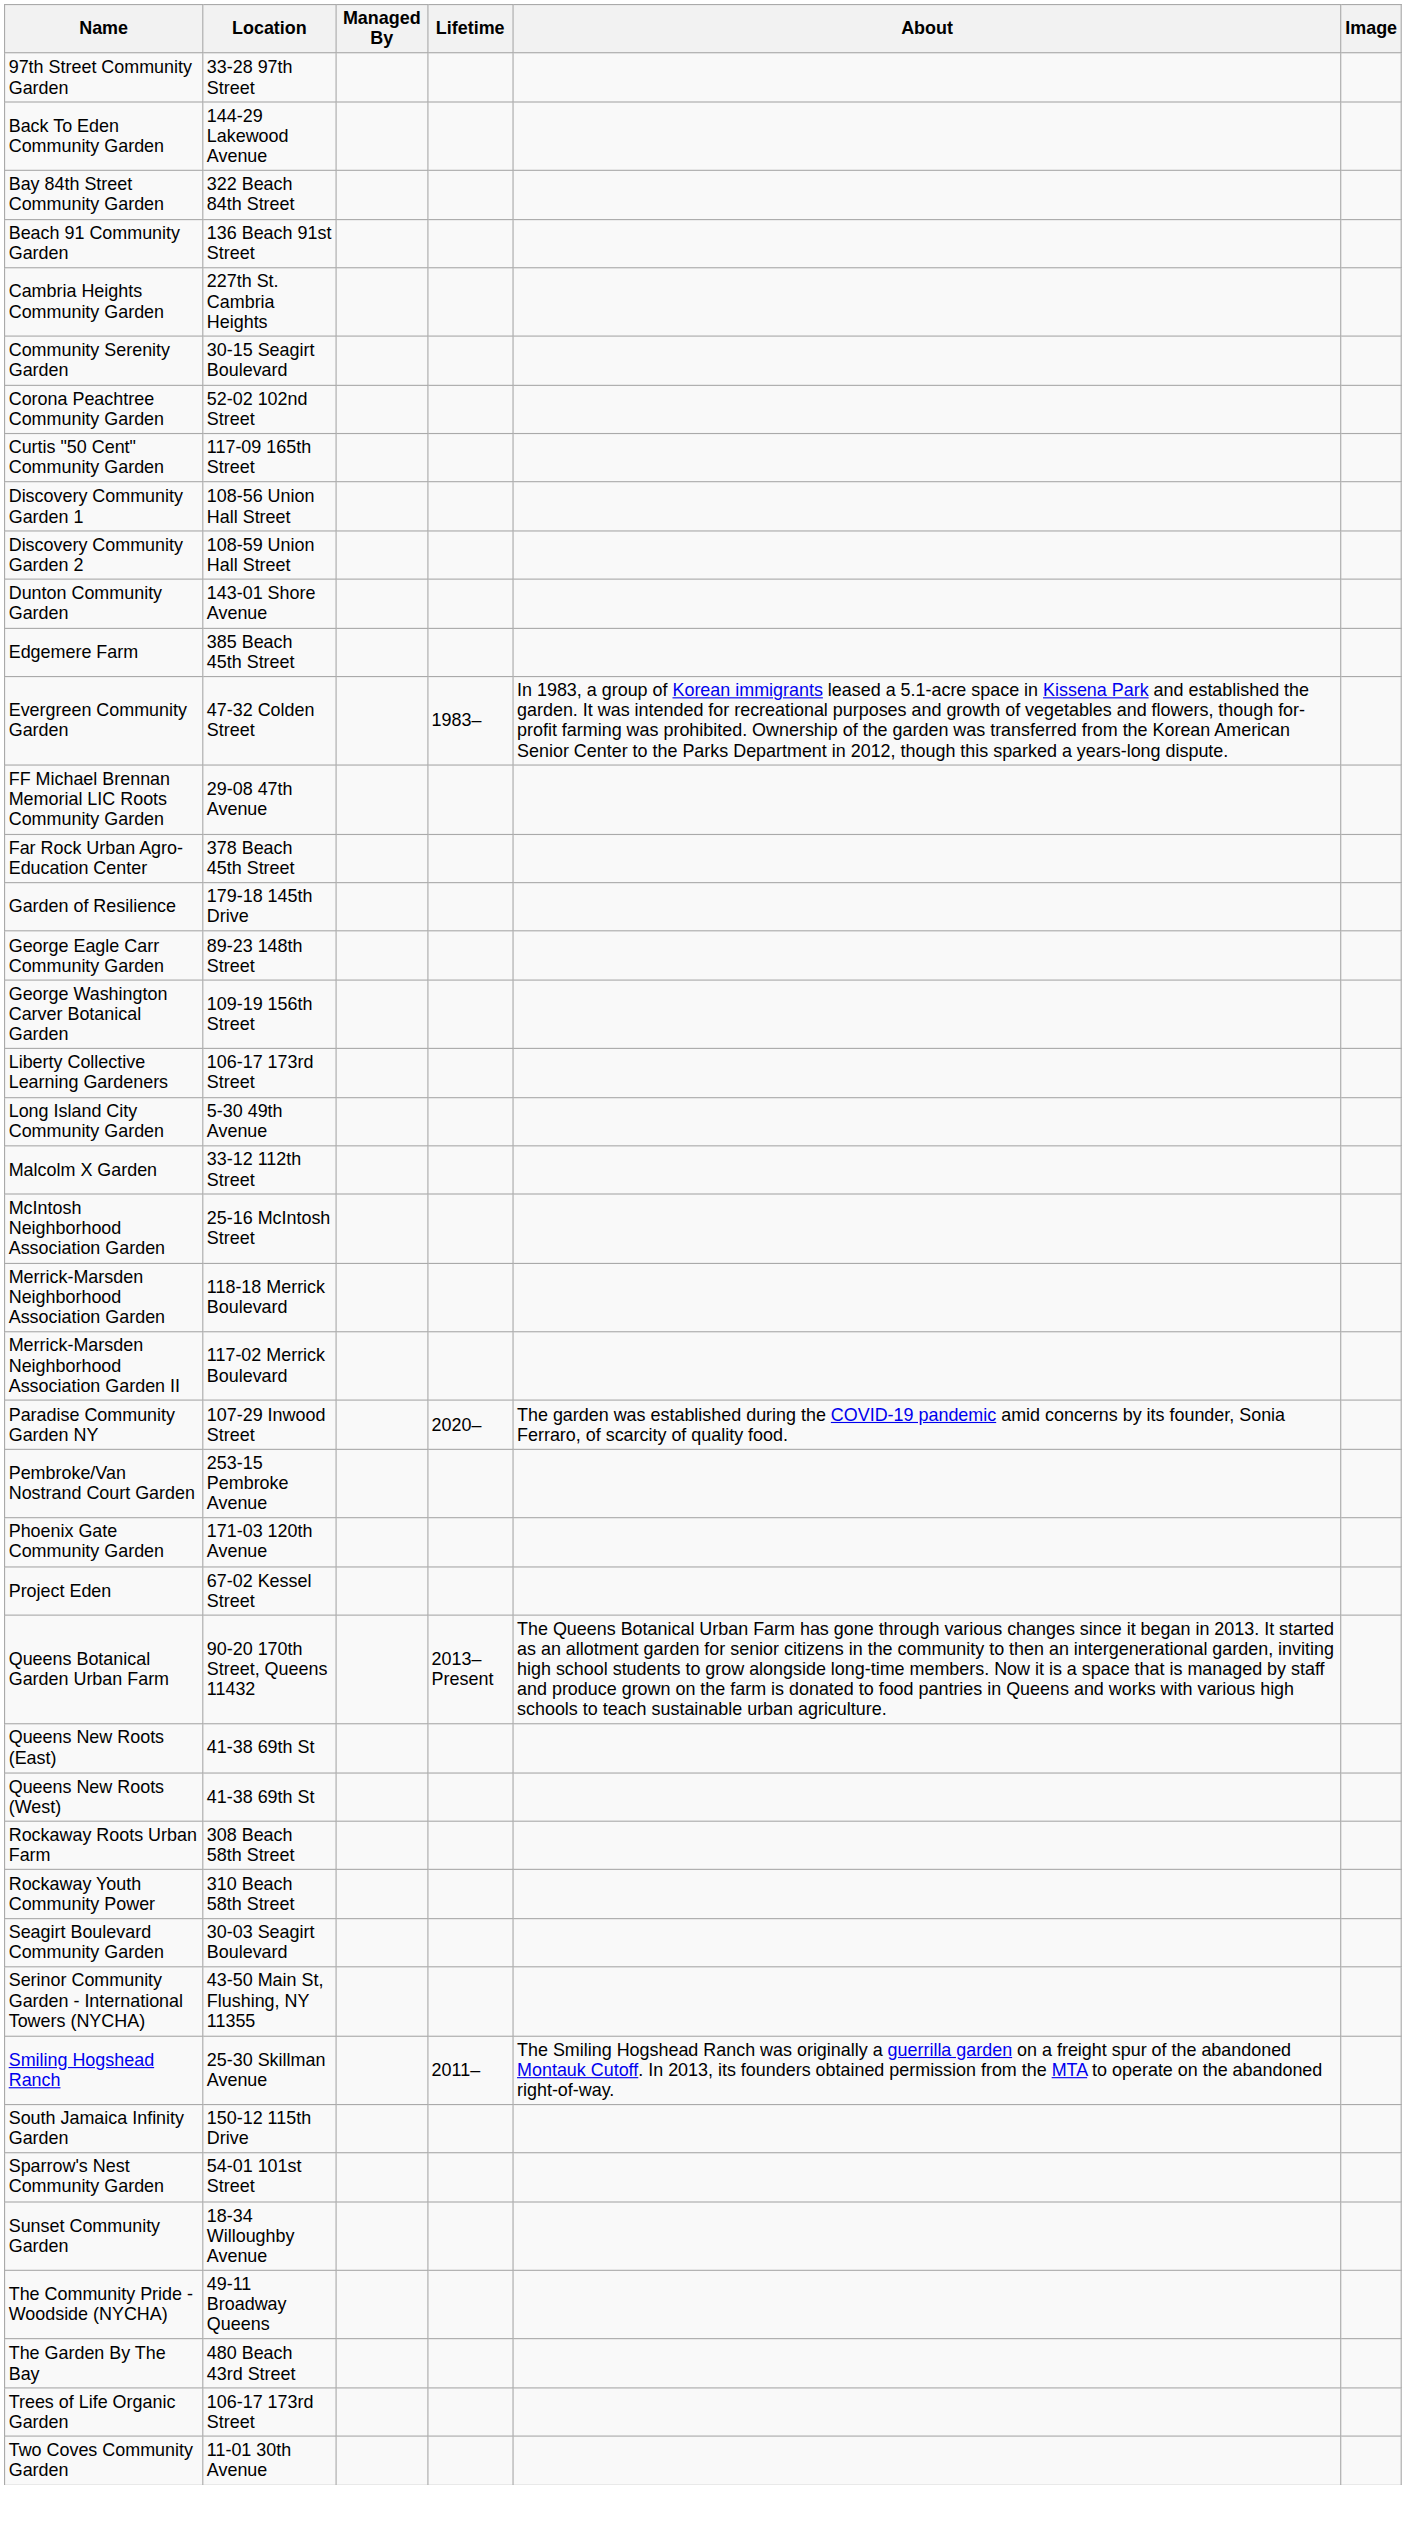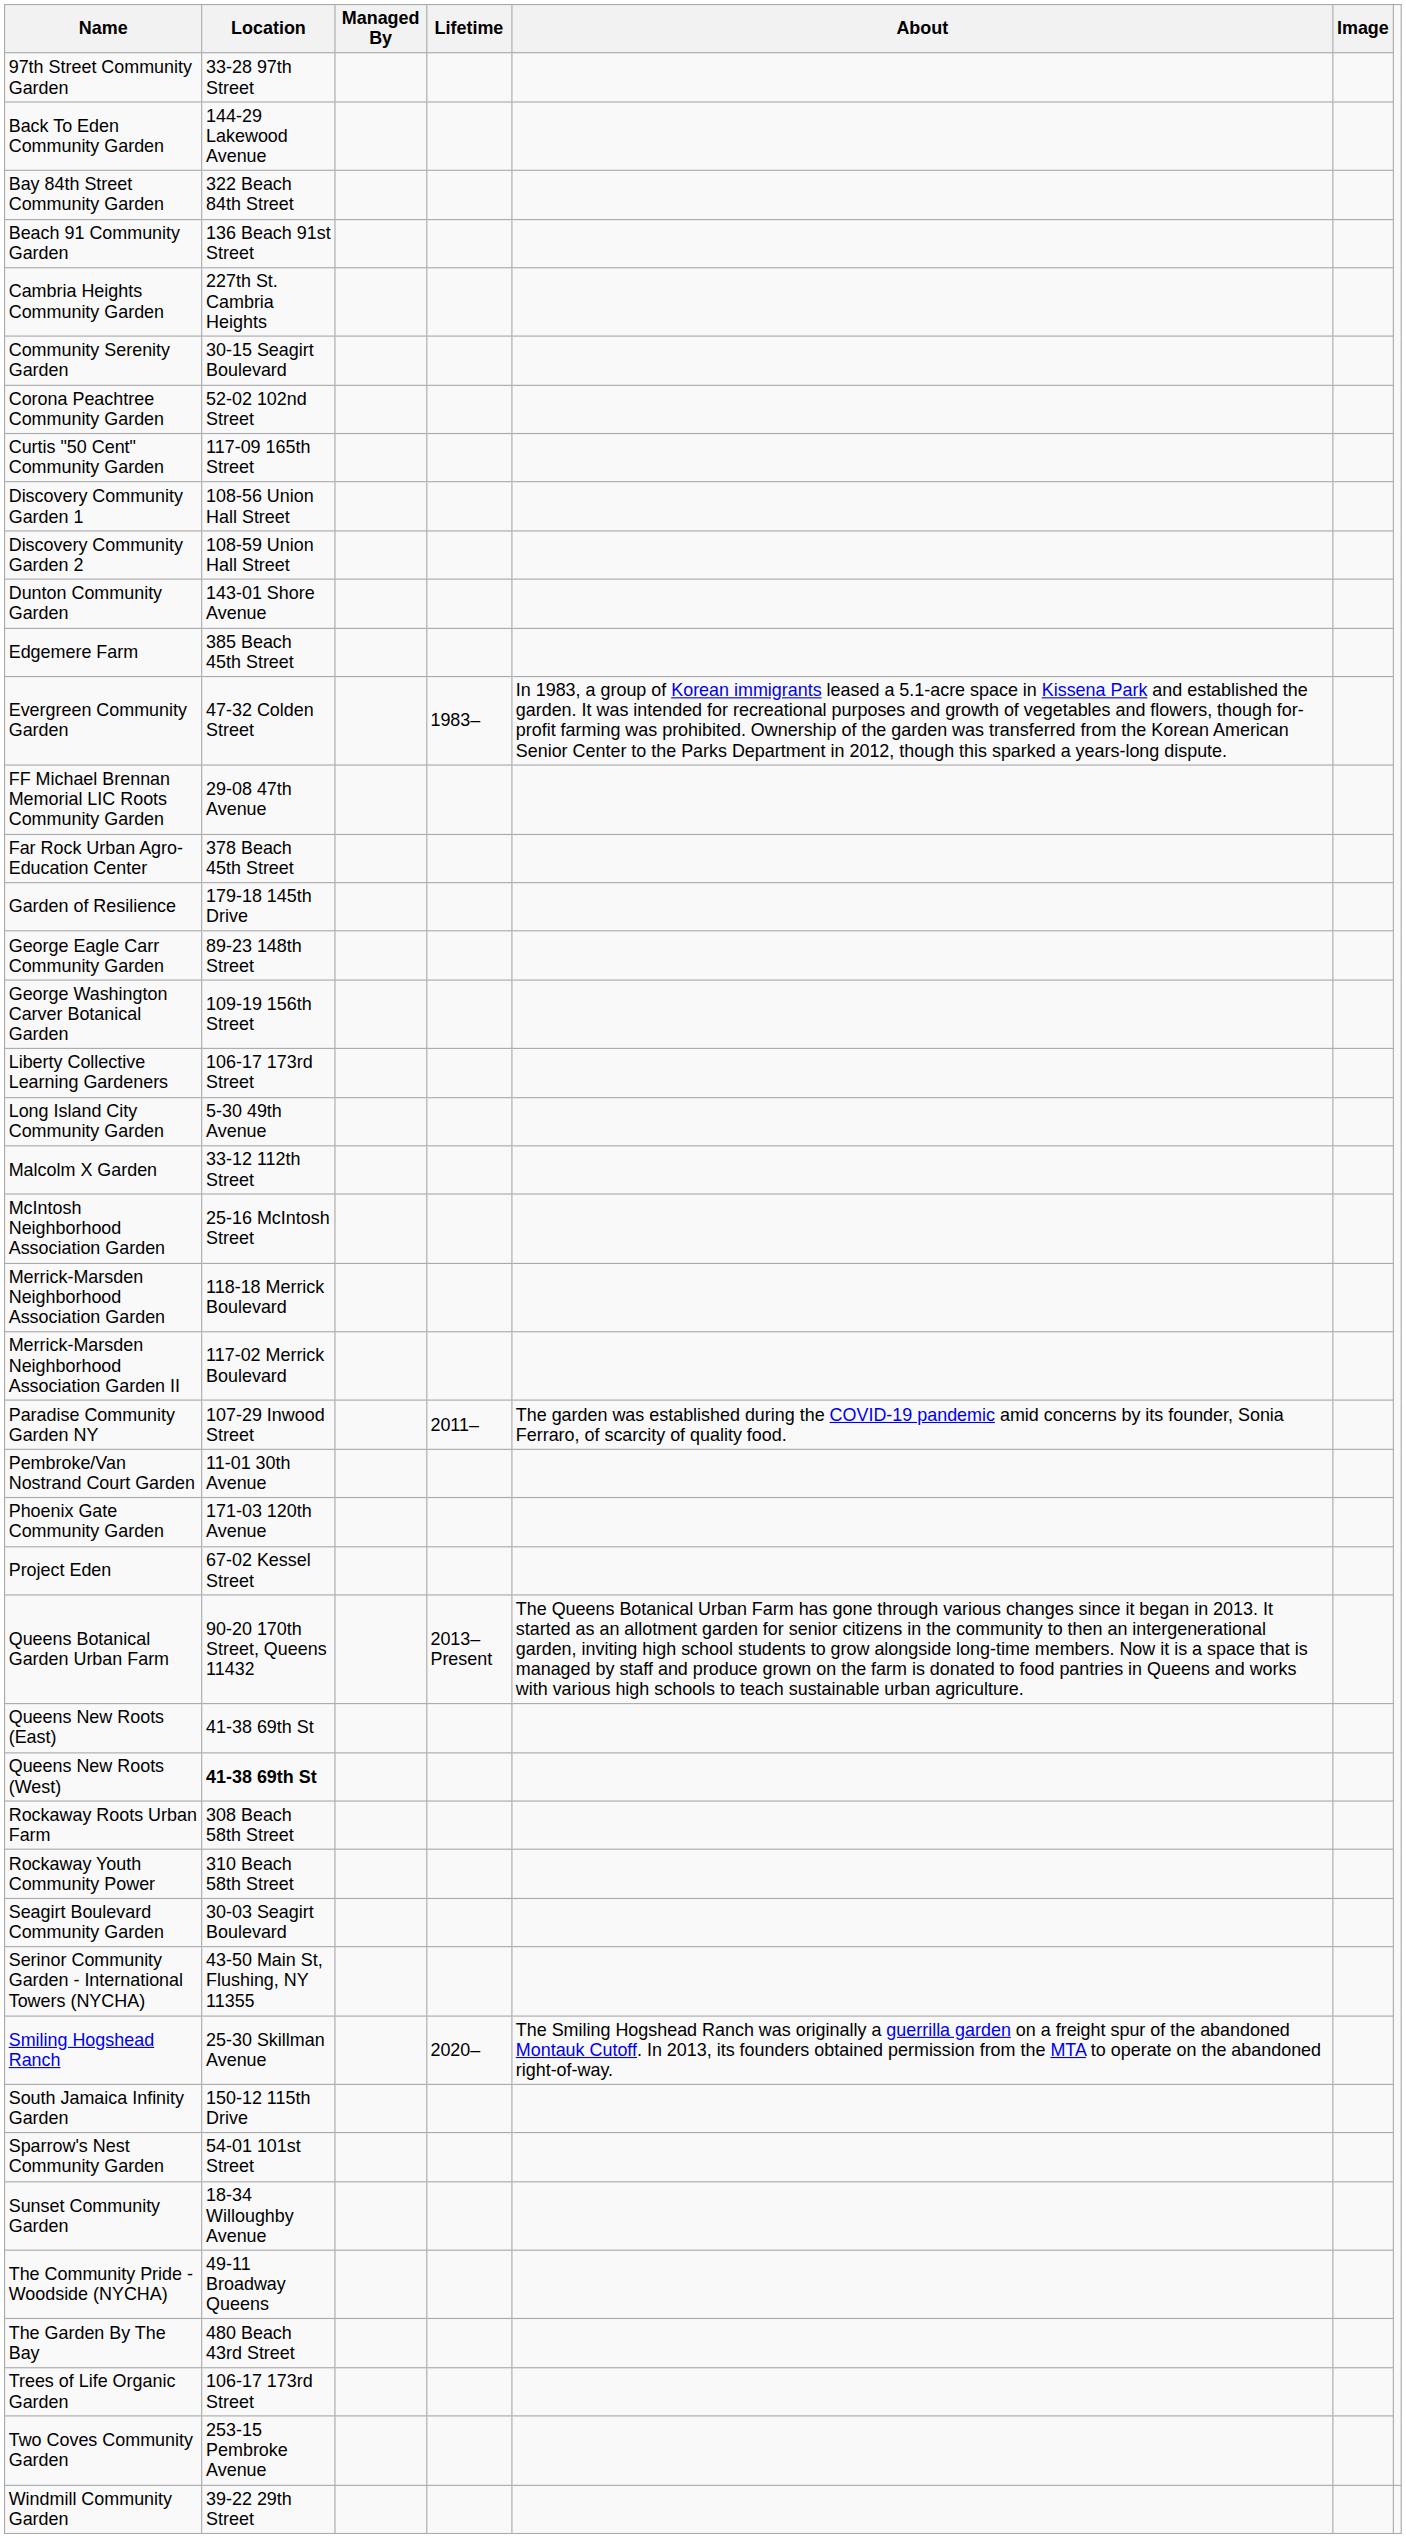(457, 1424) 2020– -> (455, 1424) 2011–
(248, 1483) 253-15 Pembroke Avenue -> (248, 1473) 11-01 30th Avenue
(261, 1796) normal -> (261, 1776) bold
(456, 2069) 2011– -> (455, 2049) 2020–
(249, 2460) 11-01 30th Avenue -> (247, 2450) 253-15 Pembroke Avenue
+ row: (90, 2509)
